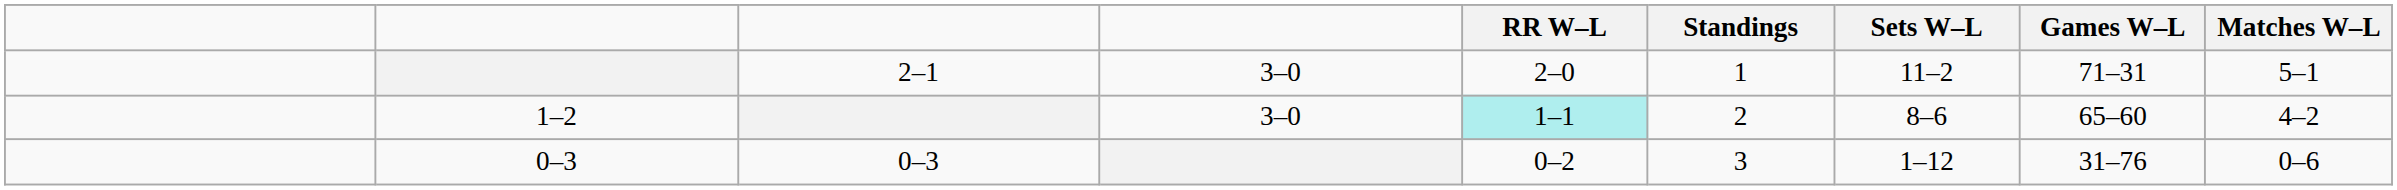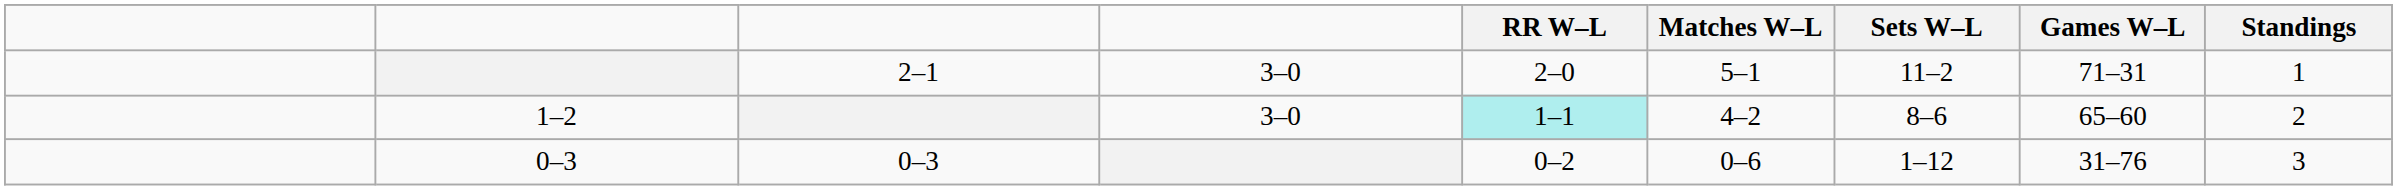columns swapped: (2299, 27) <-> (1741, 27)
